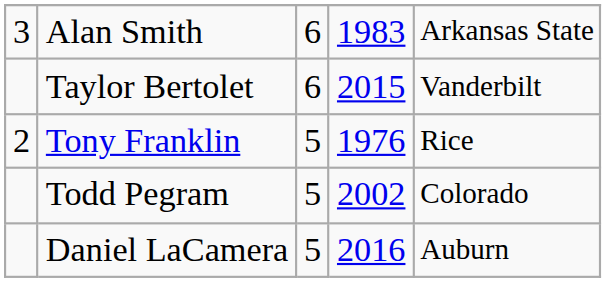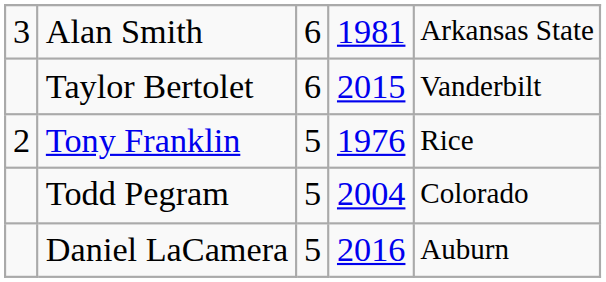(371, 31) 1983 -> (371, 31) 1981
(371, 194) 2002 -> (371, 194) 2004
